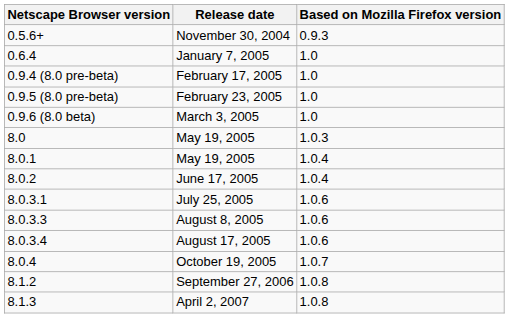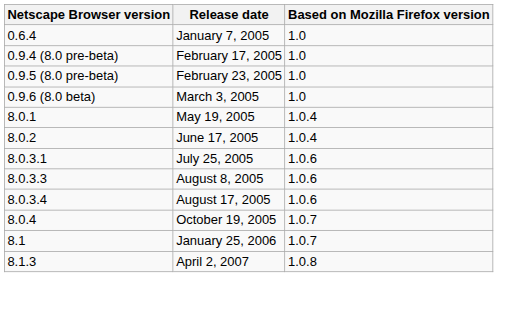- row: (26, 35)
- row: (16, 138)
+ row: (16, 240)
- row: (22, 281)
